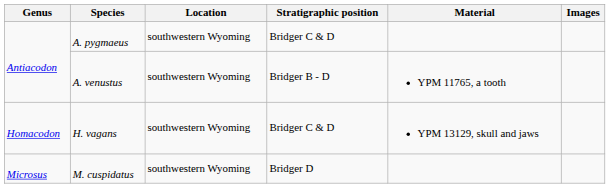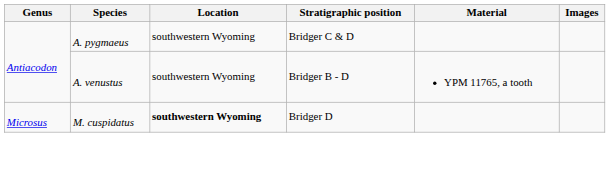- row: (95, 134)
(199, 168) normal -> (207, 117) bold
